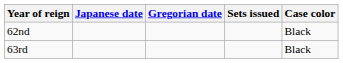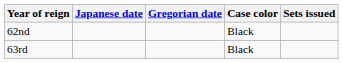columns swapped: (253, 13) <-> (310, 13)
